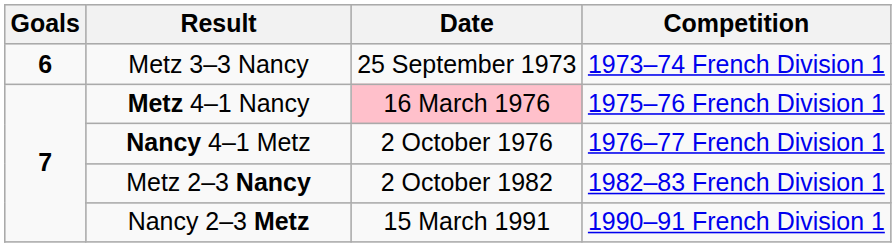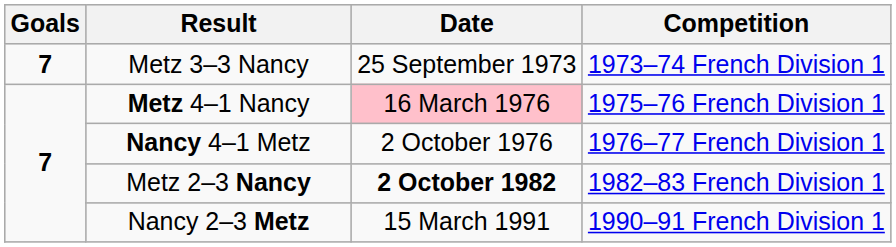(45, 63) 6 -> (45, 63) 7
(467, 182) normal -> (467, 182) bold
